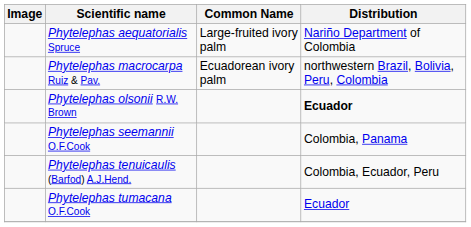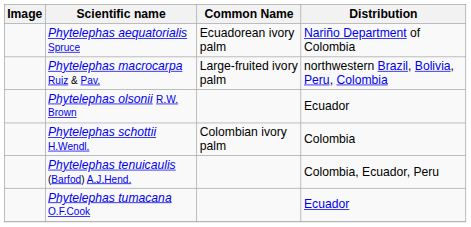(249, 40) Large-fruited ivory palm -> (247, 40) Ecuadorean ivory palm
(247, 73) Ecuadorean ivory palm -> (249, 73) Large-fruited ivory palm
(328, 106) bold -> (327, 106) normal
+ row: (102, 139)
- row: (111, 139)
